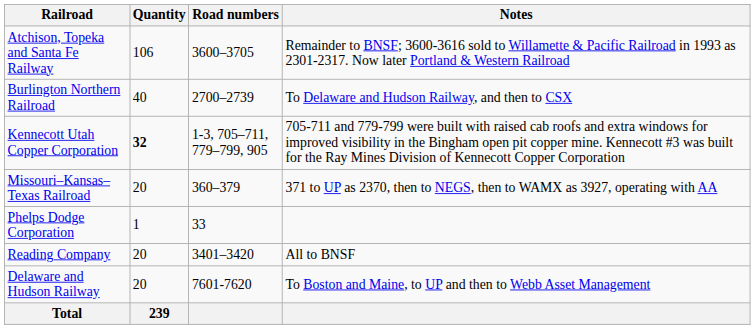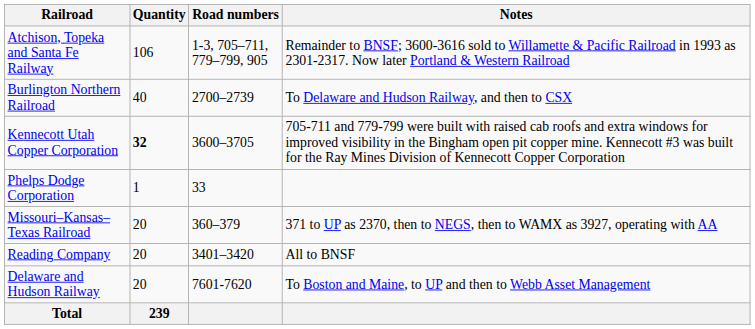(223, 52) 3600–3705 -> (230, 52) 1-3, 705–711, 779–799, 905
(230, 142) 1-3, 705–711, 779–799, 905 -> (223, 142) 3600–3705
rows swapped: (59, 187) <-> (46, 225)
